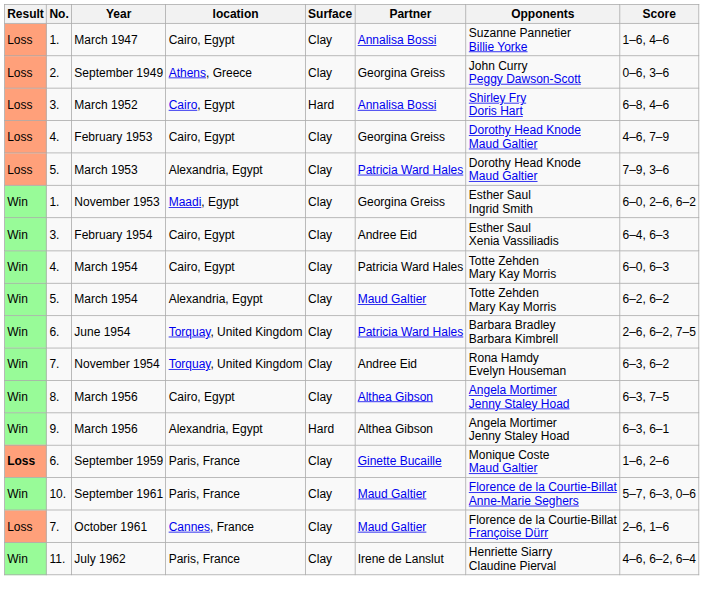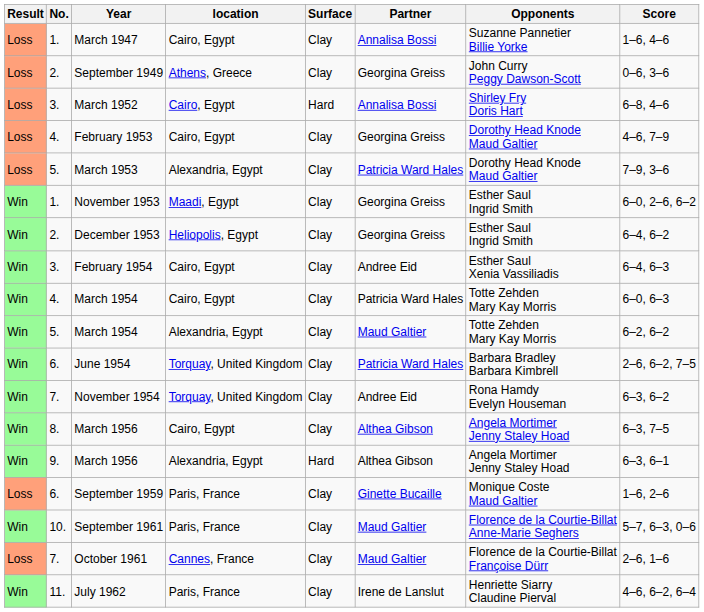+ row: (54, 234)
(21, 462) bold -> (20, 494) normal
